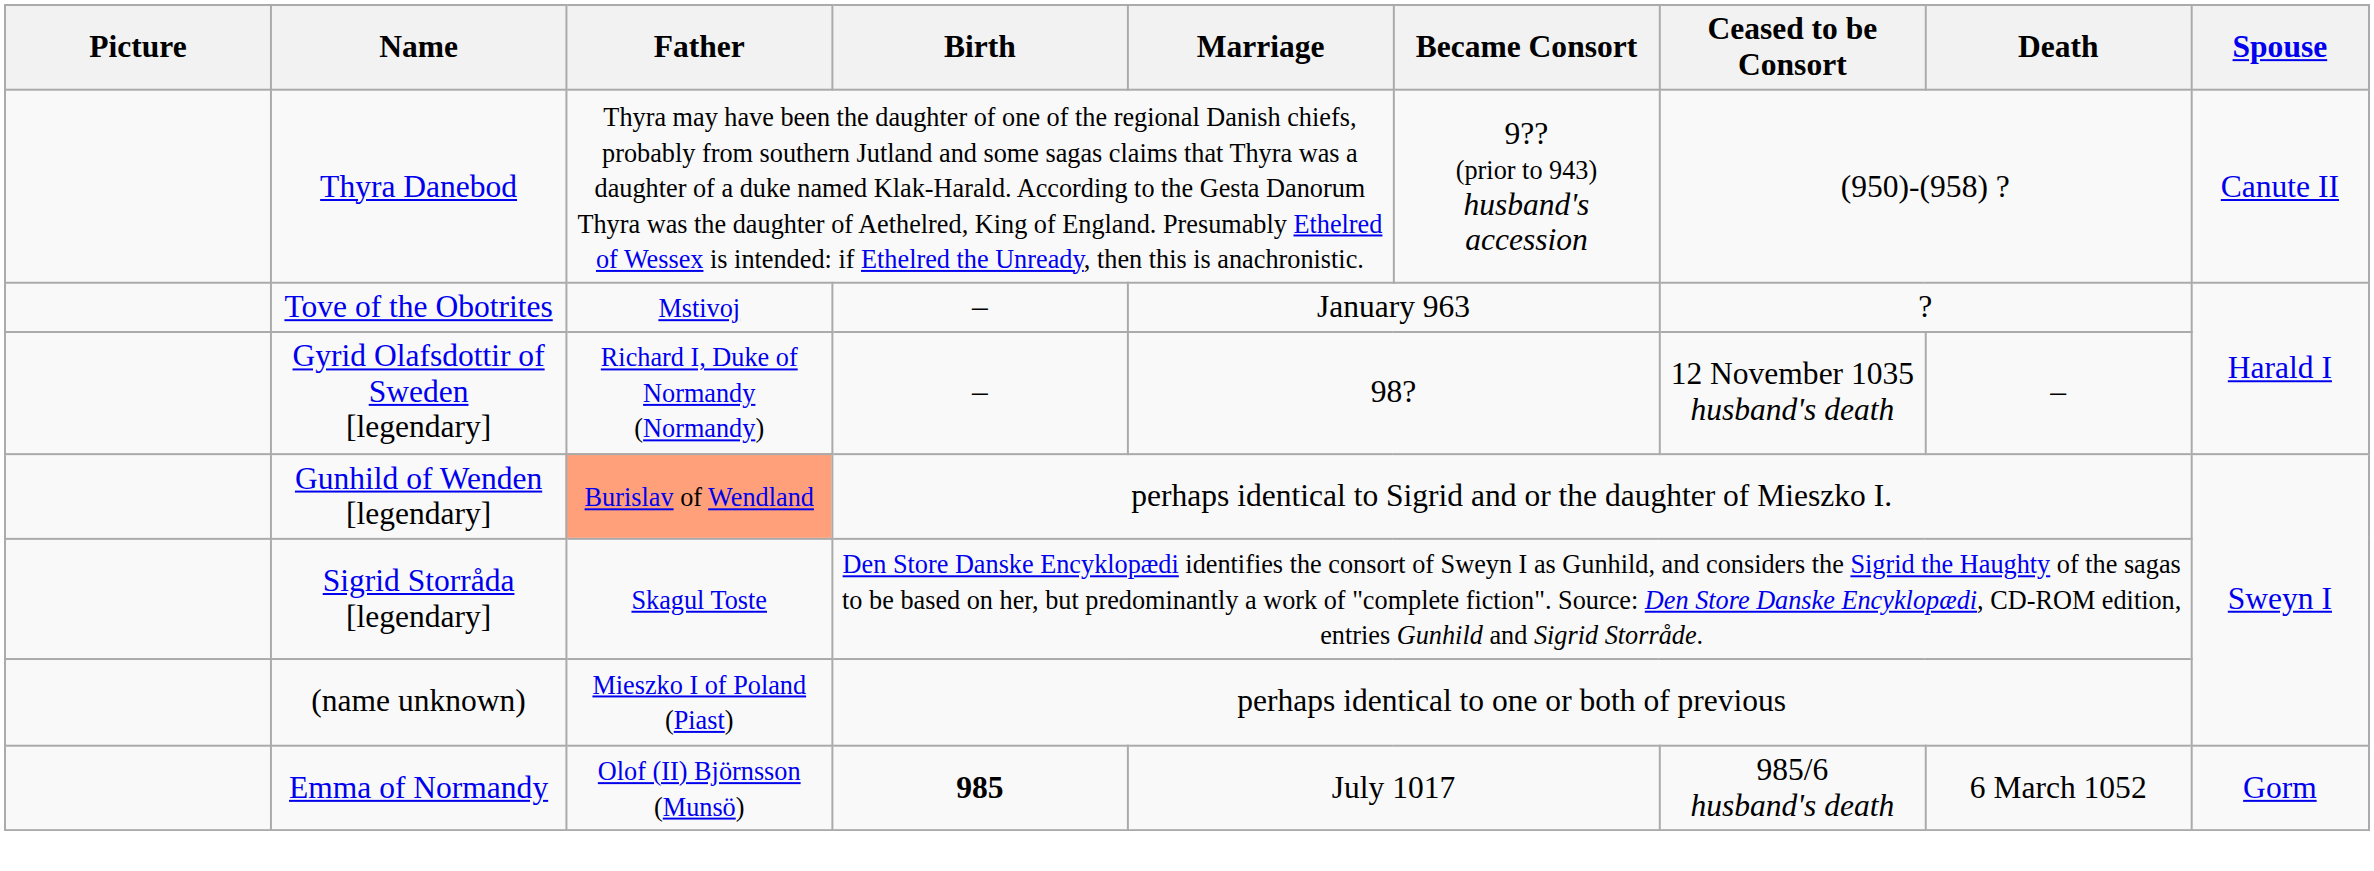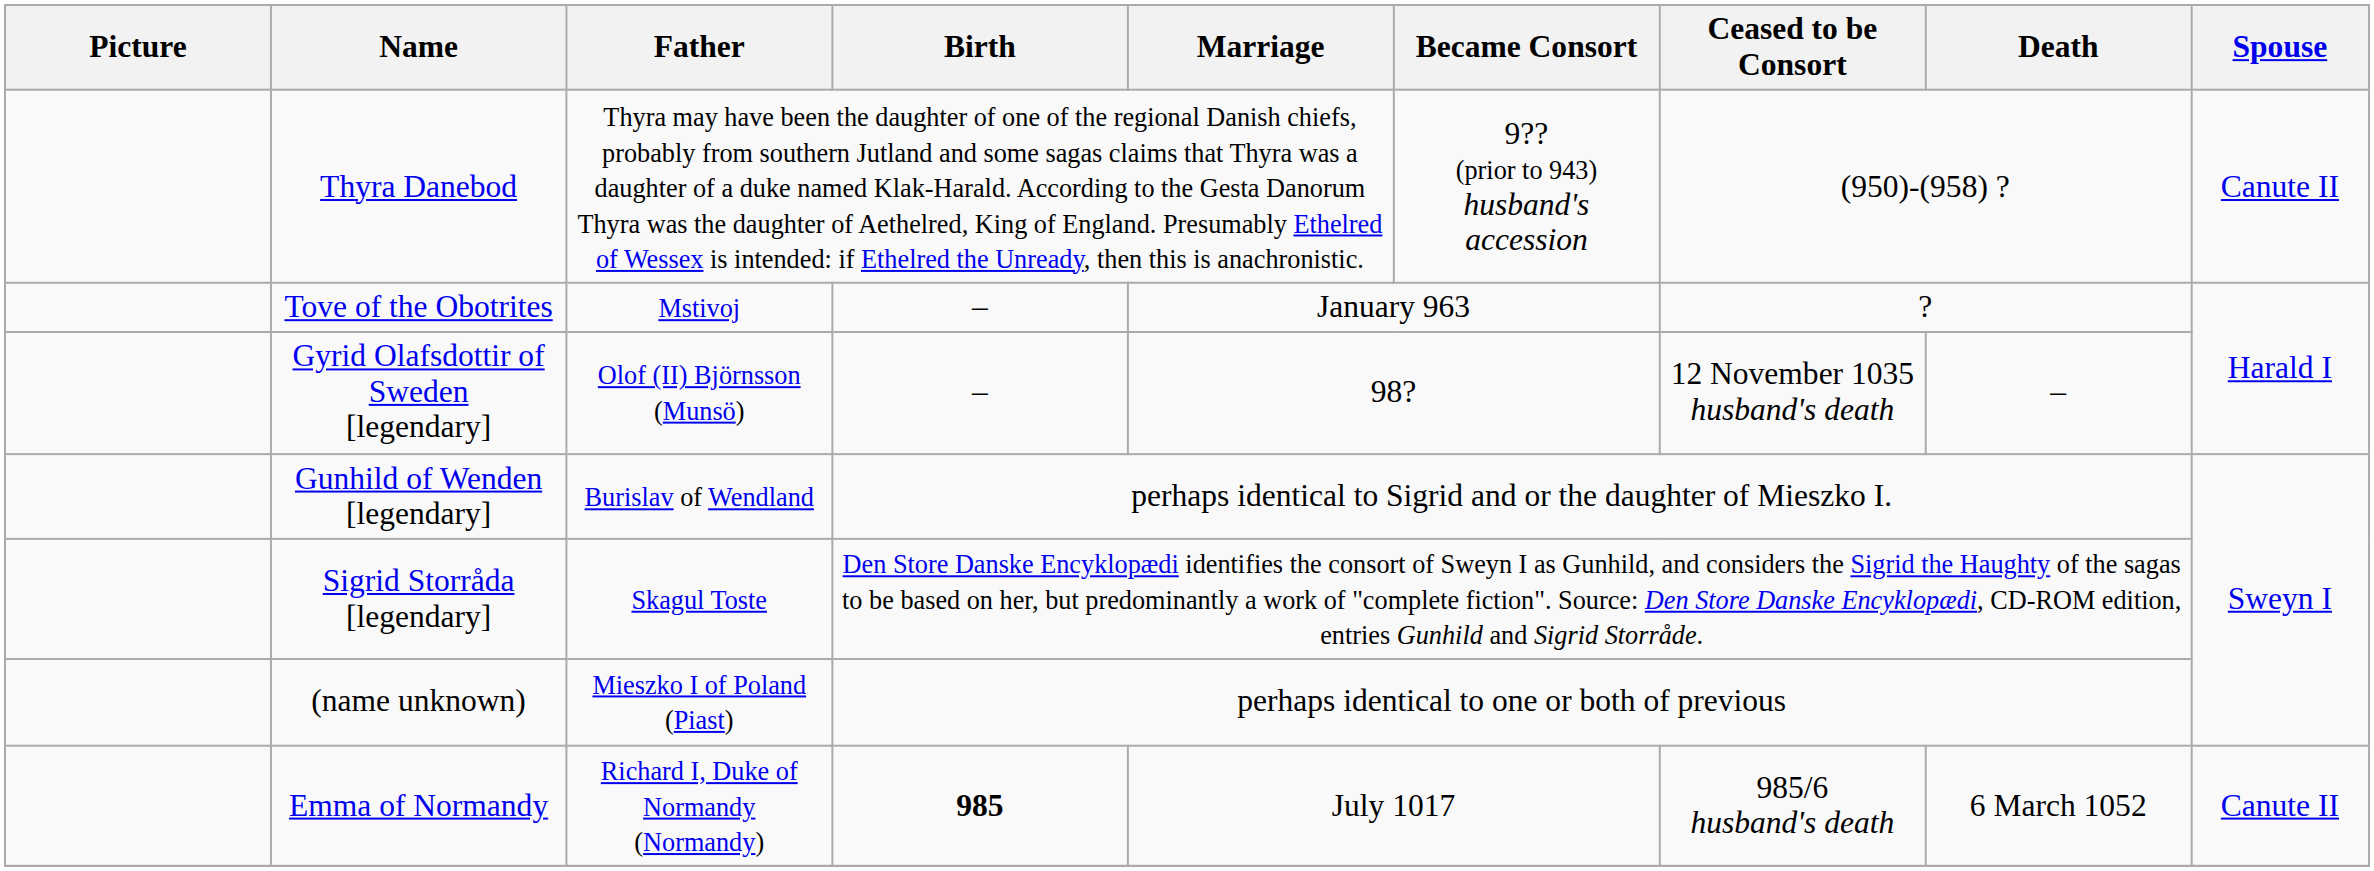(699, 394) Richard I, Duke of Normandy (Normandy) -> (699, 394) Olof (II) Björnsson (Munsö)
(699, 497) lightsalmon background -> (699, 497) no background
(699, 789) Olof (II) Björnsson (Munsö) -> (699, 806) Richard I, Duke of Normandy (Normandy)
(2280, 787) Gorm -> (2280, 804) Canute II
